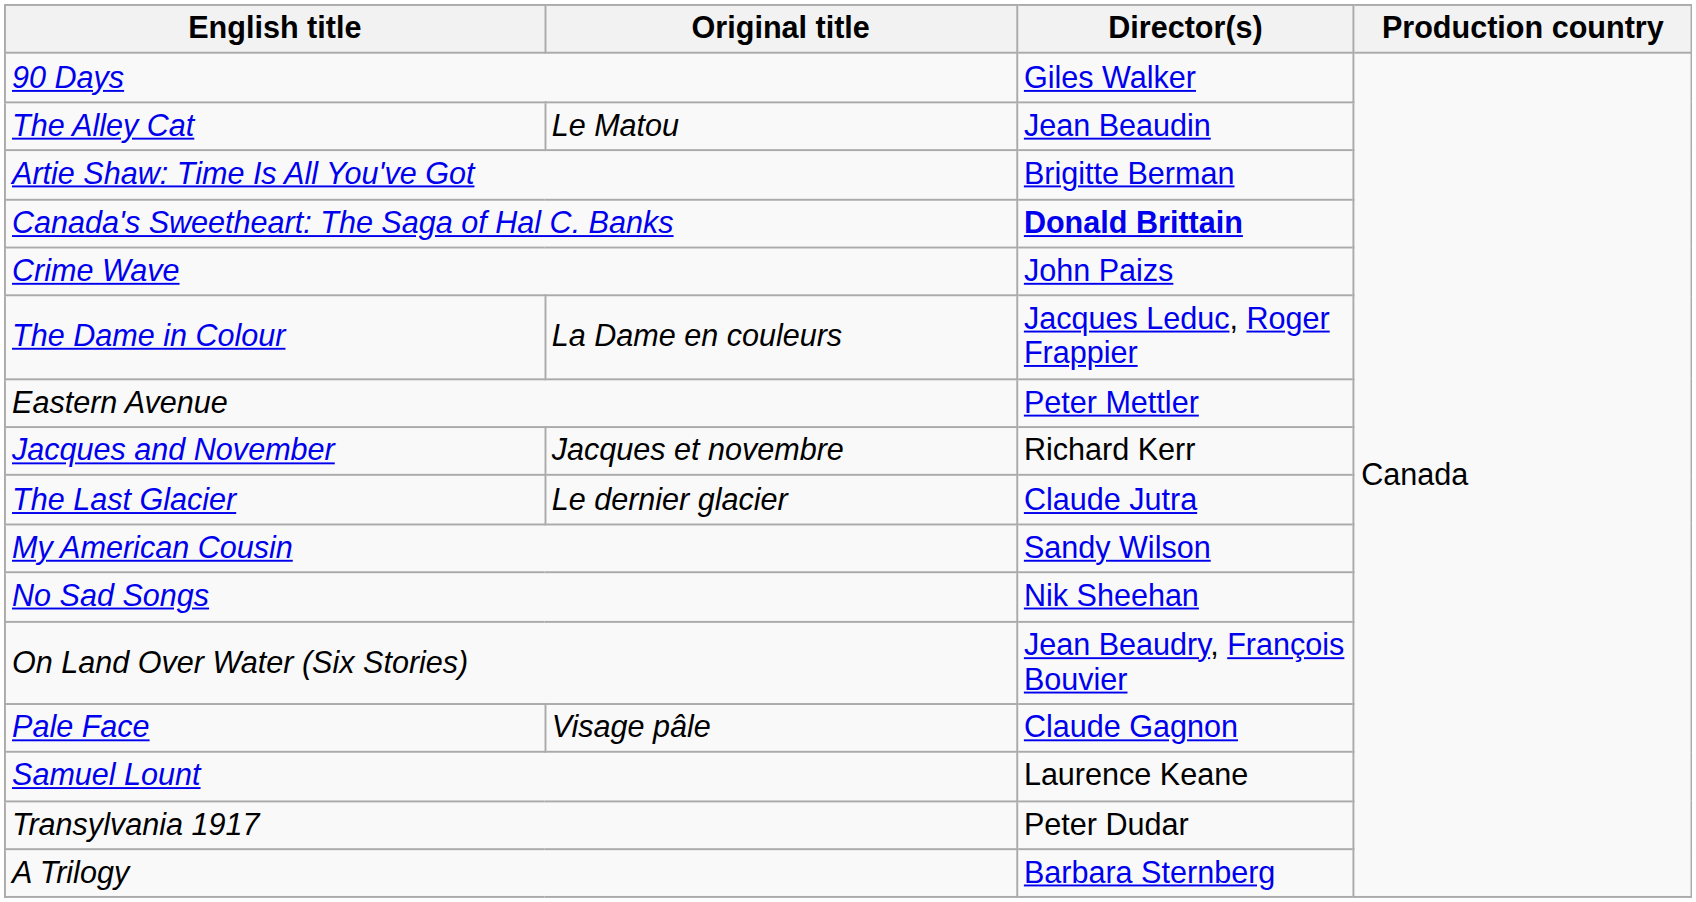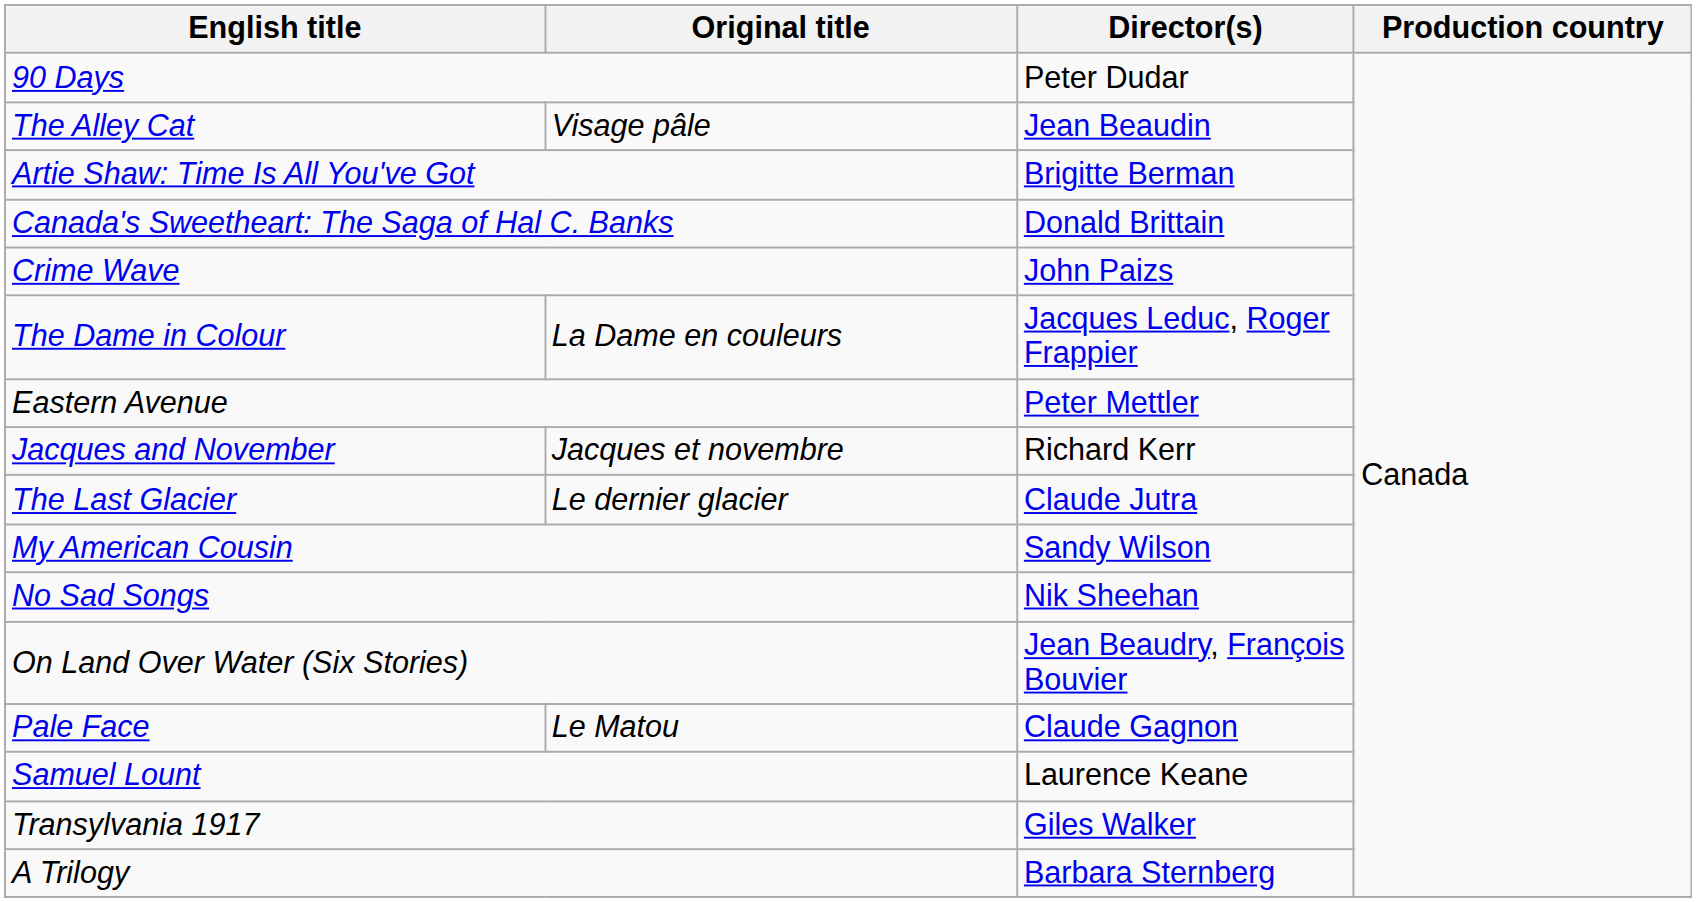(1110, 77) Giles Walker -> (1106, 77) Peter Dudar
(615, 125) Le Matou -> (631, 125) Visage pâle
(1133, 222) bold -> (1124, 222) normal
(631, 727) Visage pâle -> (615, 727) Le Matou
(1106, 824) Peter Dudar -> (1110, 824) Giles Walker
